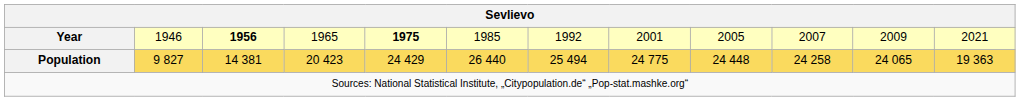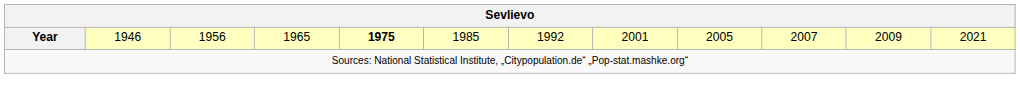(243, 38) bold -> (212, 38) normal
- row: (69, 60)
